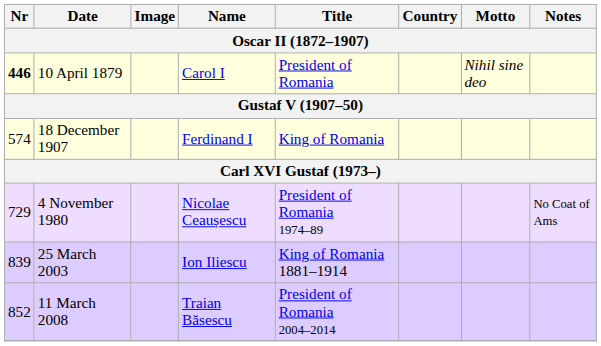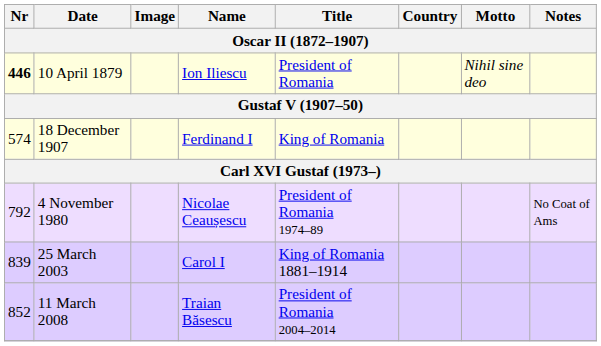(203, 73) Carol I -> (214, 73) Ion Iliescu
(19, 212) 729 -> (19, 212) 792
(214, 262) Ion Iliescu -> (203, 262) Carol I
